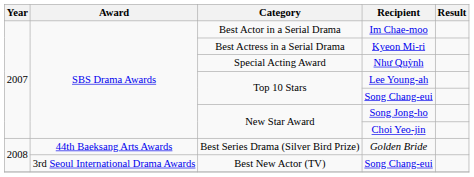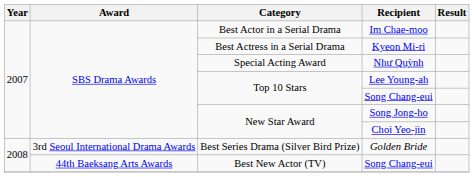(114, 146) 44th Baeksang Arts Awards -> (114, 146) 3rd Seoul International Drama Awards
(114, 163) 3rd Seoul International Drama Awards -> (114, 163) 44th Baeksang Arts Awards
